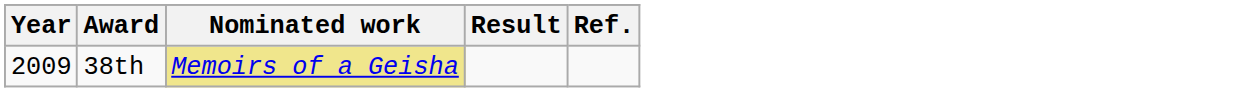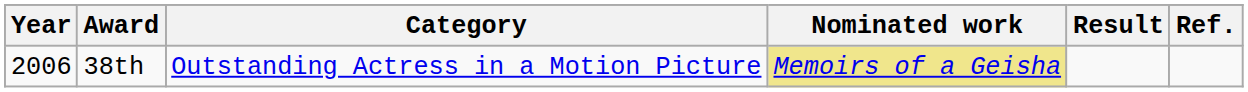+ column: (466, 26)
(41, 67) 2009 -> (41, 67) 2006
